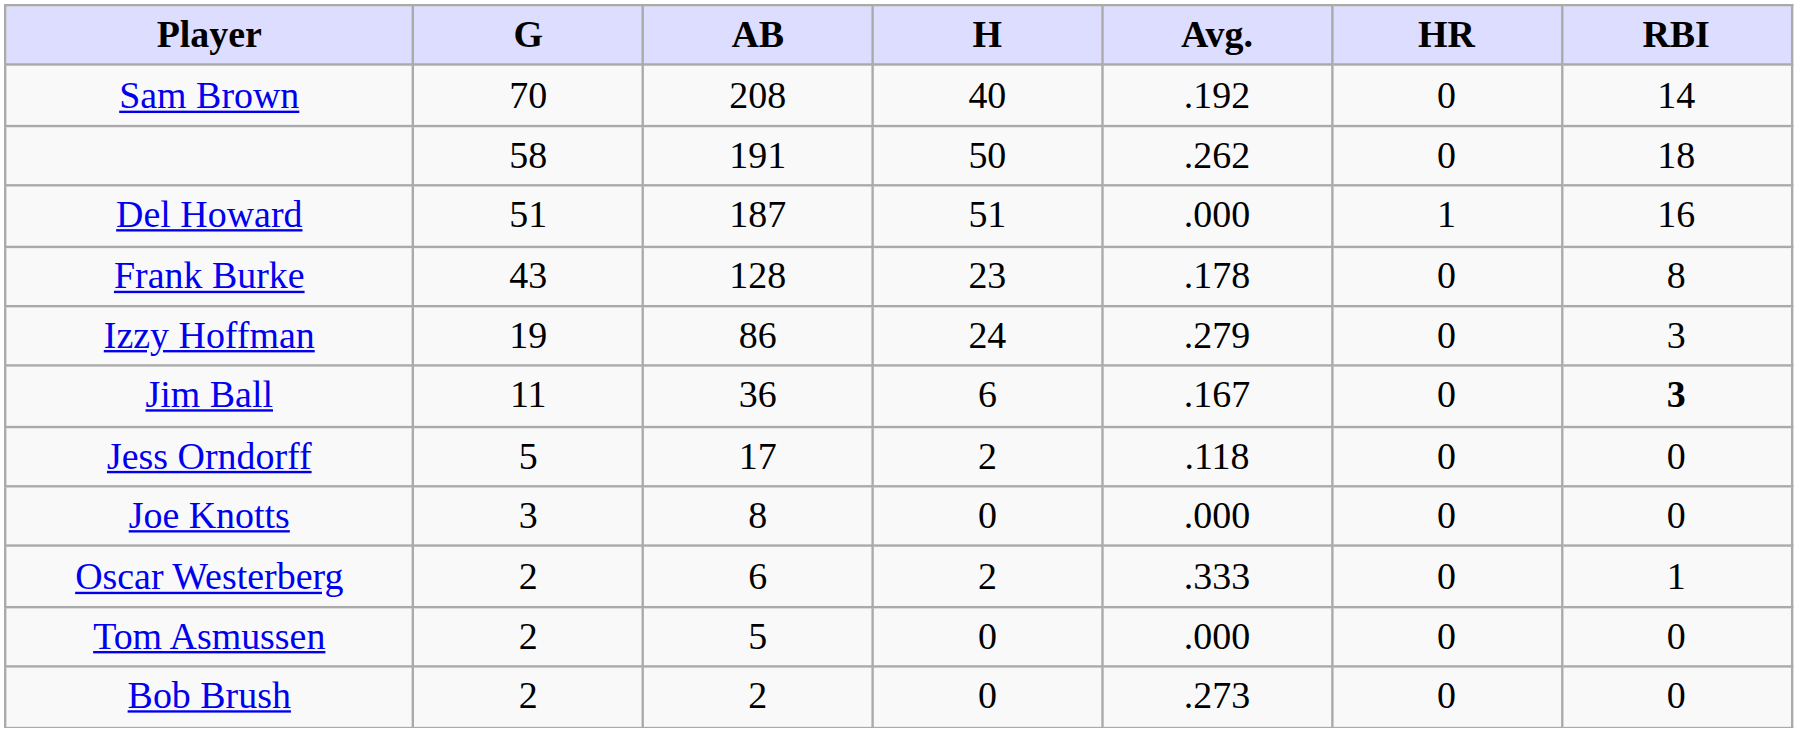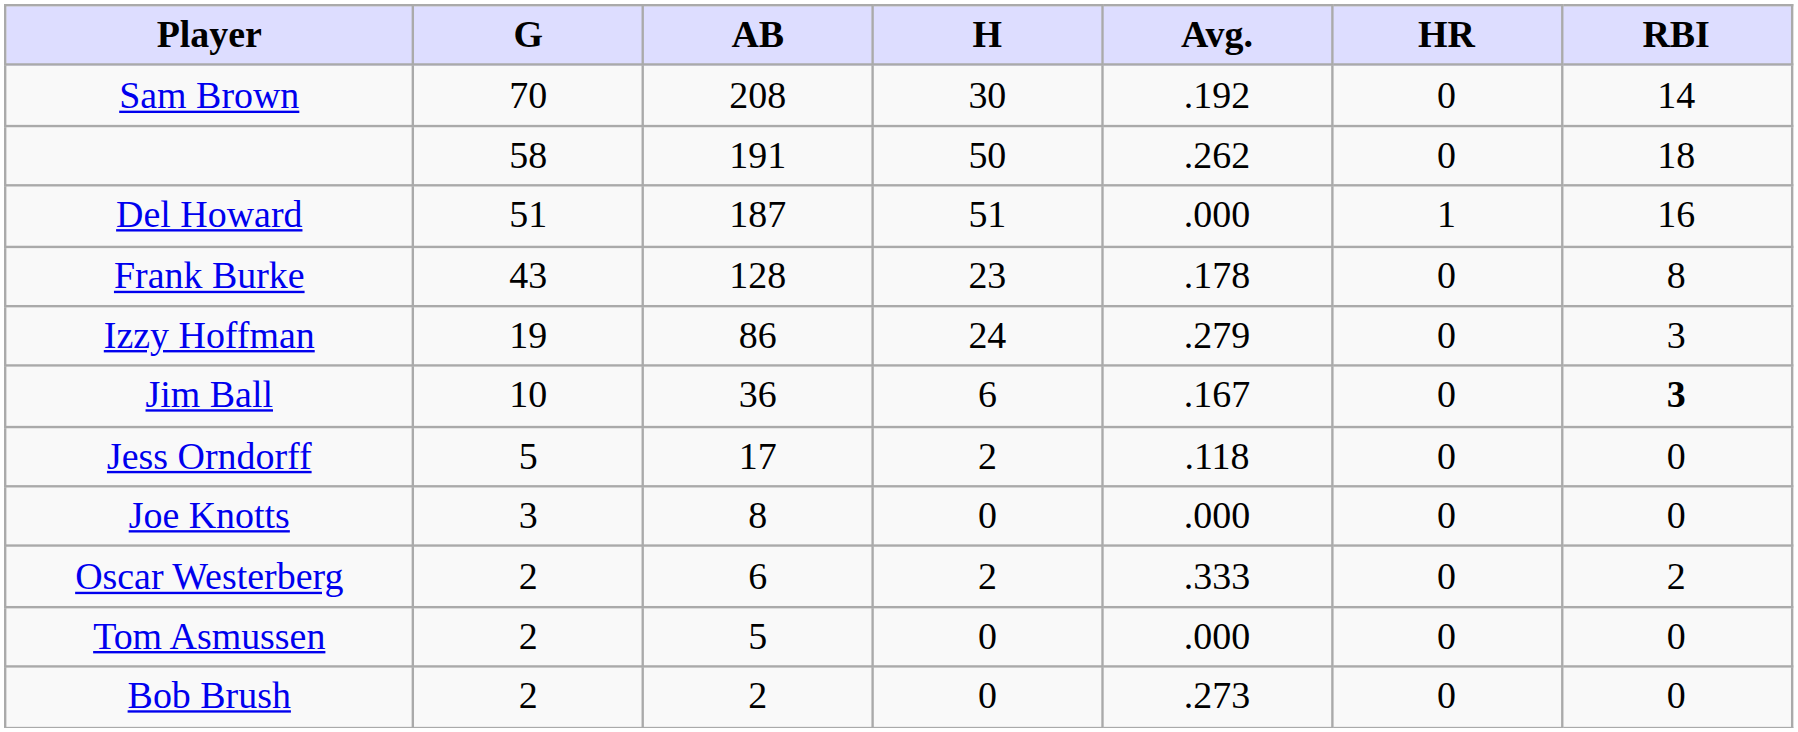(987, 94) 40 -> (987, 94) 30
(528, 395) 11 -> (528, 395) 10
(1676, 575) 1 -> (1676, 575) 2
